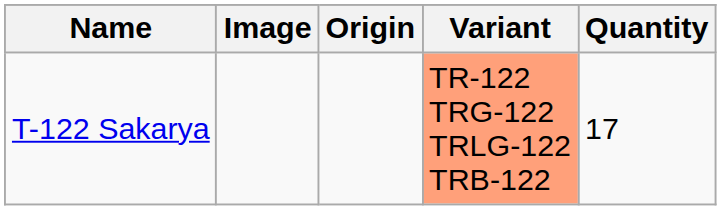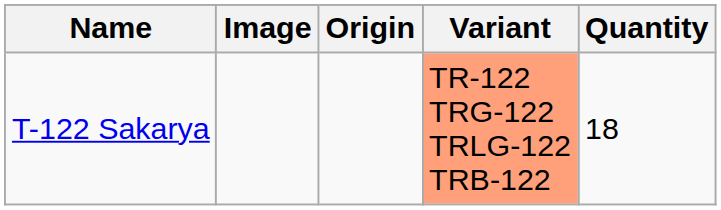(602, 128) 17 -> (602, 128) 18
